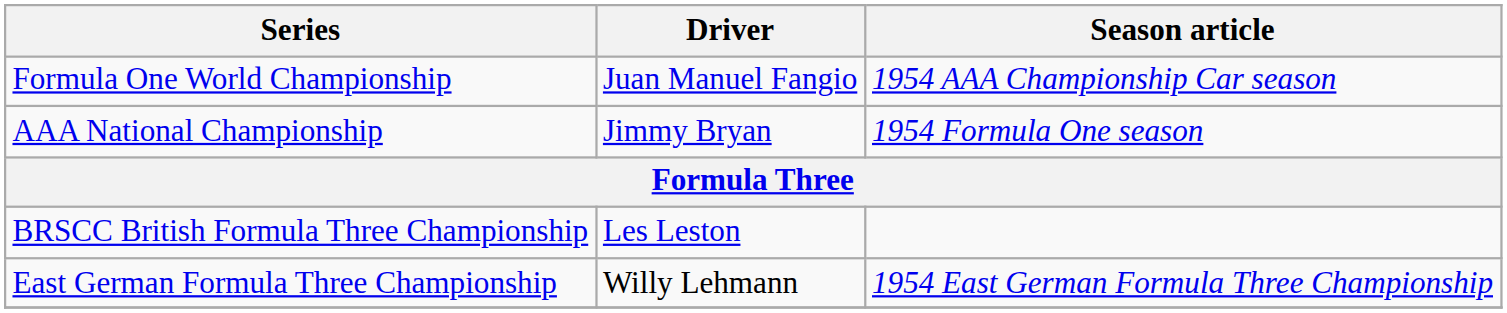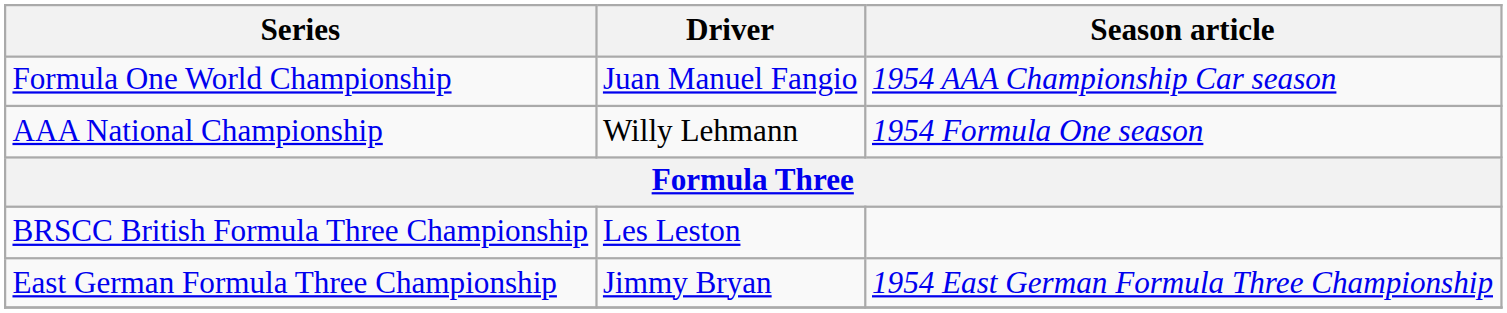(687, 130) Jimmy Bryan -> (700, 130) Willy Lehmann
(700, 282) Willy Lehmann -> (687, 282) Jimmy Bryan
